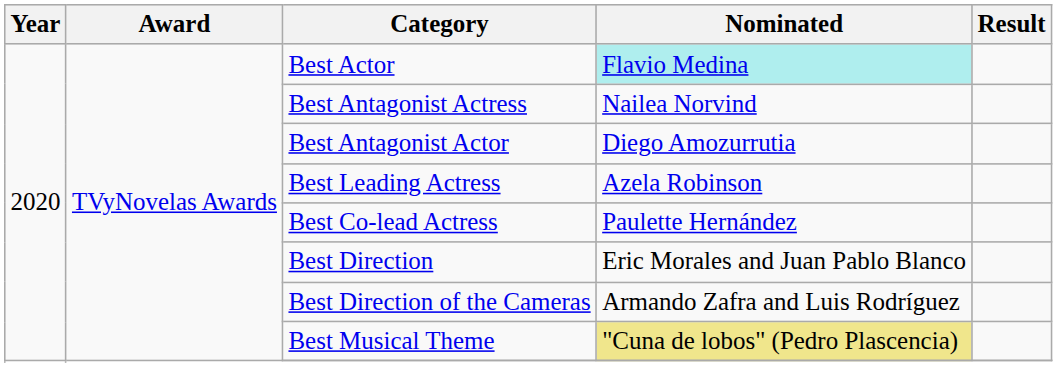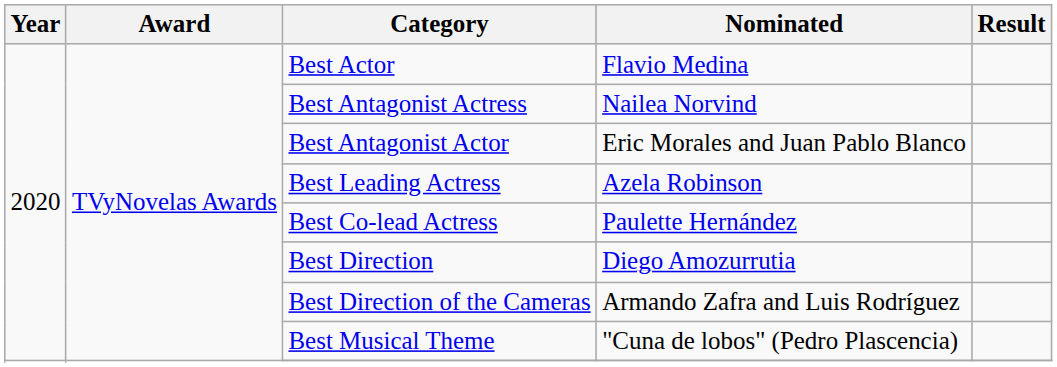(675, 63) paleturquoise background -> (675, 63) no background
(699, 143) Diego Amozurrutia -> (784, 143) Eric Morales and Juan Pablo Blanco
(784, 261) Eric Morales and Juan Pablo Blanco -> (699, 261) Diego Amozurrutia
(780, 340) khaki background -> (780, 340) no background
